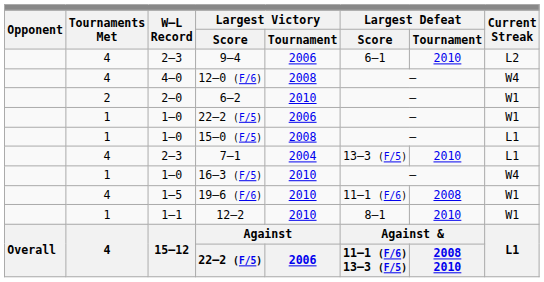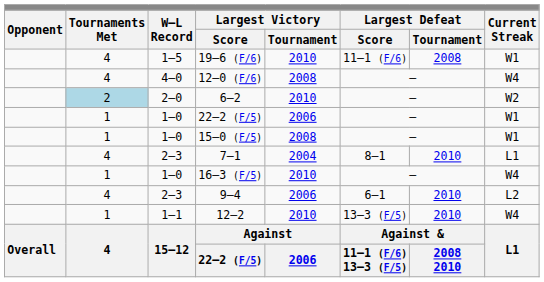rows swapped: (172, 58) <-> (172, 195)
(107, 97) no background -> (107, 97) lightblue background
(512, 97) W1 -> (512, 97) W2
(512, 136) L1 -> (512, 136) W1
(375, 156) 13–3 (F/5) -> (375, 156) 8–1
(375, 214) 8–1 -> (375, 214) 13–3 (F/5)
(512, 214) W1 -> (512, 214) W4
